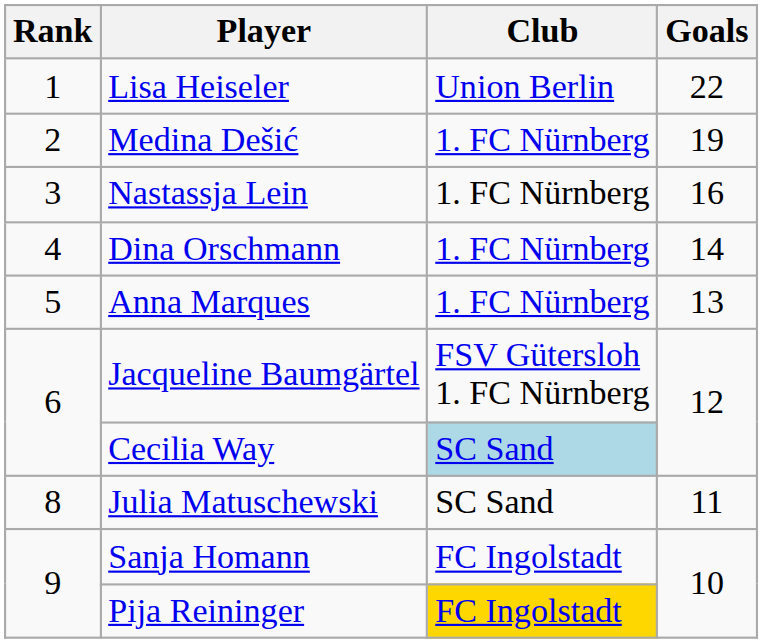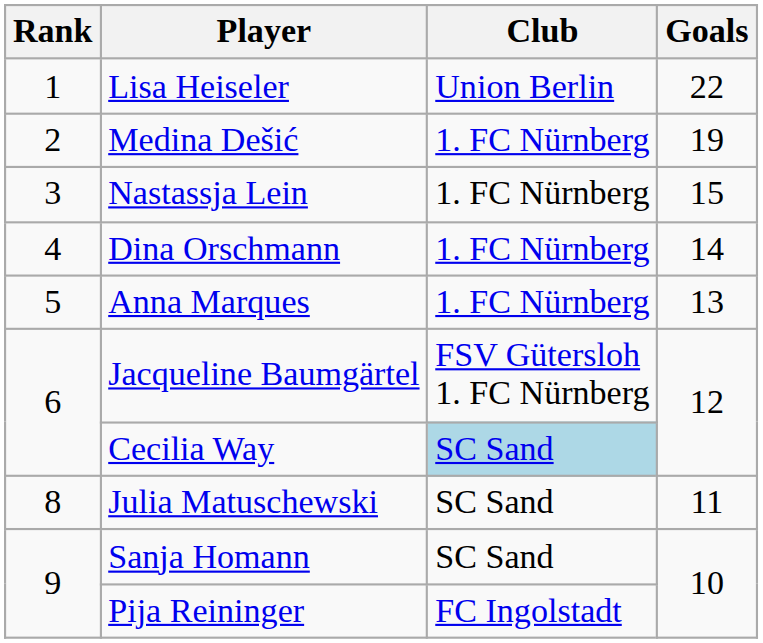(707, 193) 16 -> (707, 193) 15
(529, 556) FC Ingolstadt -> (494, 556) SC Sand
(529, 610) gold background -> (529, 610) no background
